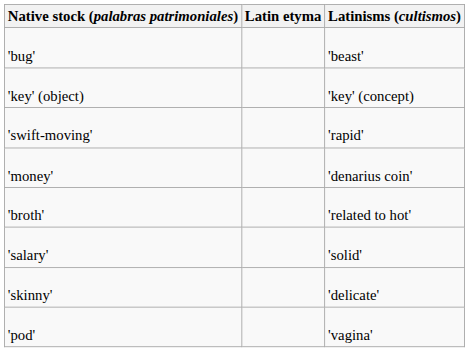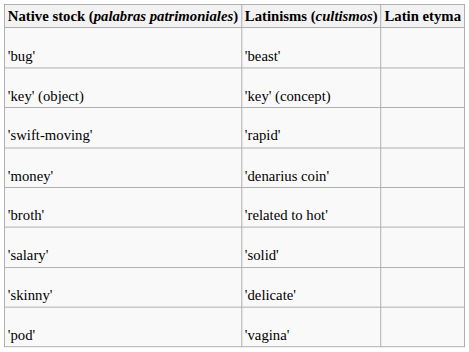columns swapped: (395, 16) <-> (283, 16)
